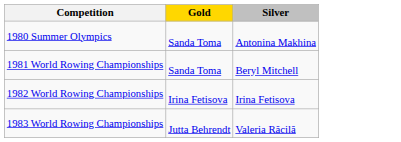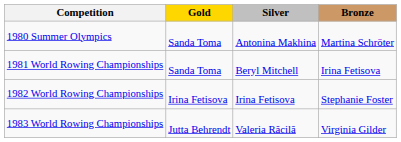+ column: (357, 13)
